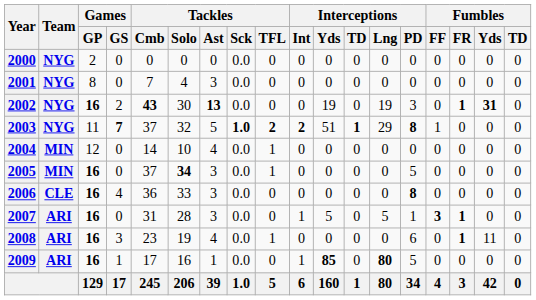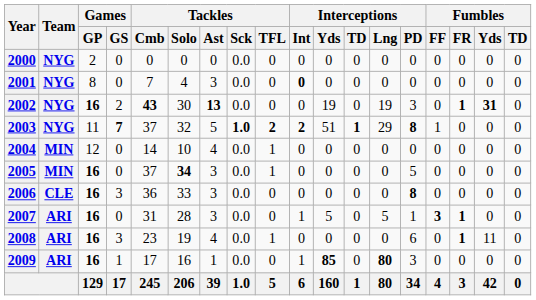(301, 82) normal -> (301, 82) bold
(119, 194) 4 -> (119, 194) 3
(413, 261) 5 -> (413, 261) 3
